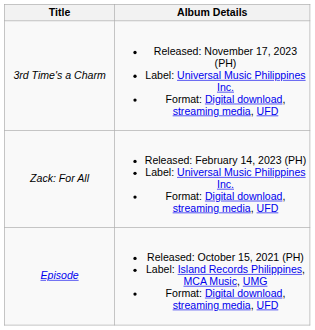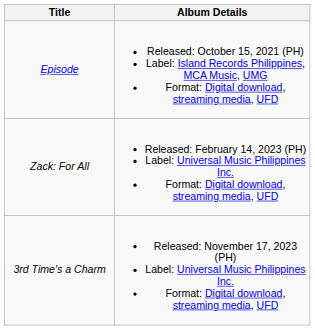rows swapped: (60, 276) <-> (60, 75)
